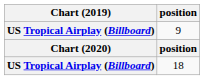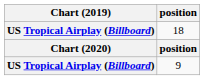rows swapped: (178, 65) <-> (178, 30)
